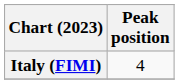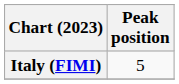(140, 65) 4 -> (140, 65) 5
